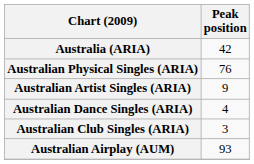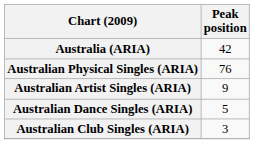(225, 108) 4 -> (225, 108) 5
- row: (103, 149)
